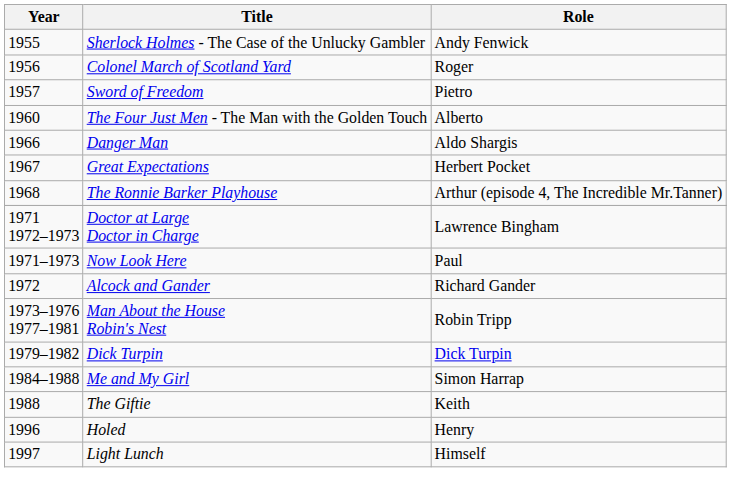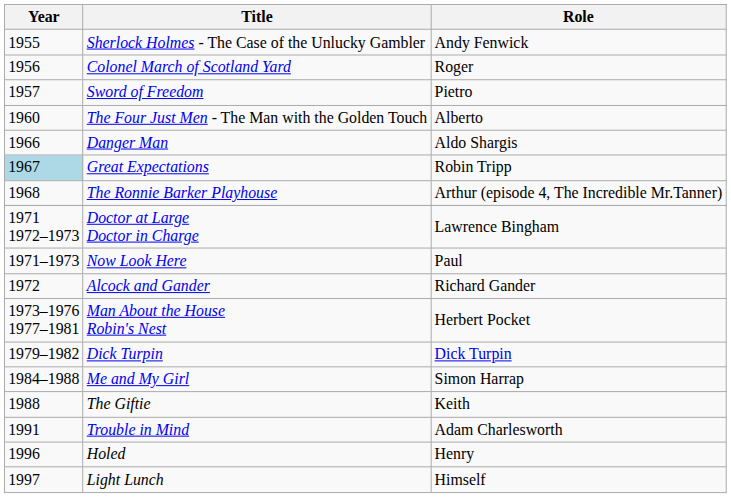(24, 167) no background -> (24, 167) lightblue background
(482, 167) Herbert Pocket -> (473, 167) Robin Tripp
(473, 320) Robin Tripp -> (482, 320) Herbert Pocket
+ row: (138, 429)
